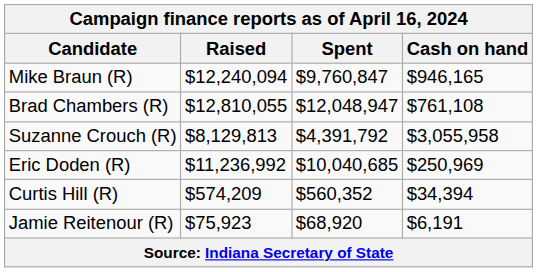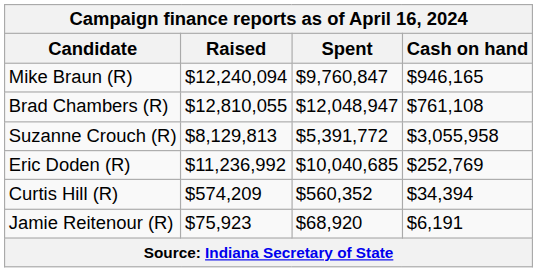(342, 135) $4,391,792 -> (342, 135) $5,391,772
(445, 164) $250,969 -> (445, 164) $252,769
